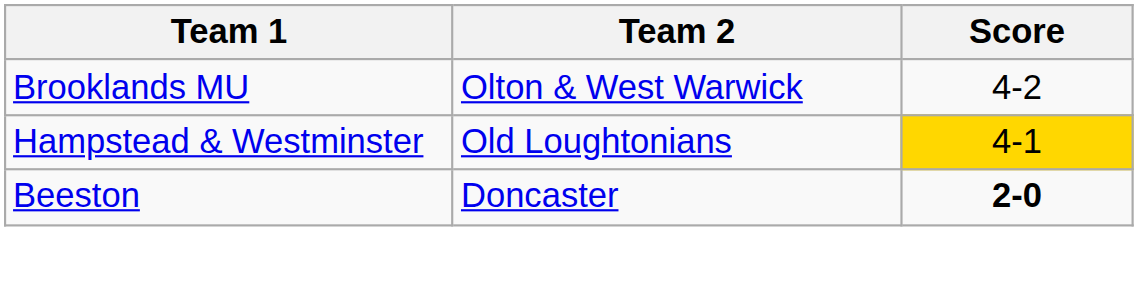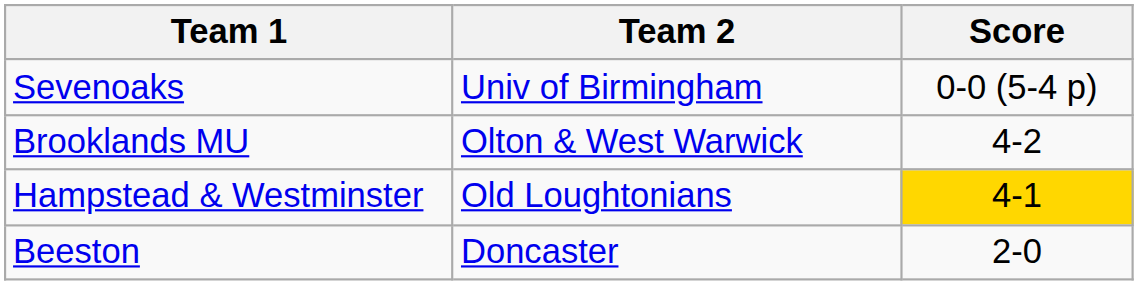+ row: (99, 86)
(1017, 196) bold -> (1017, 251) normal
